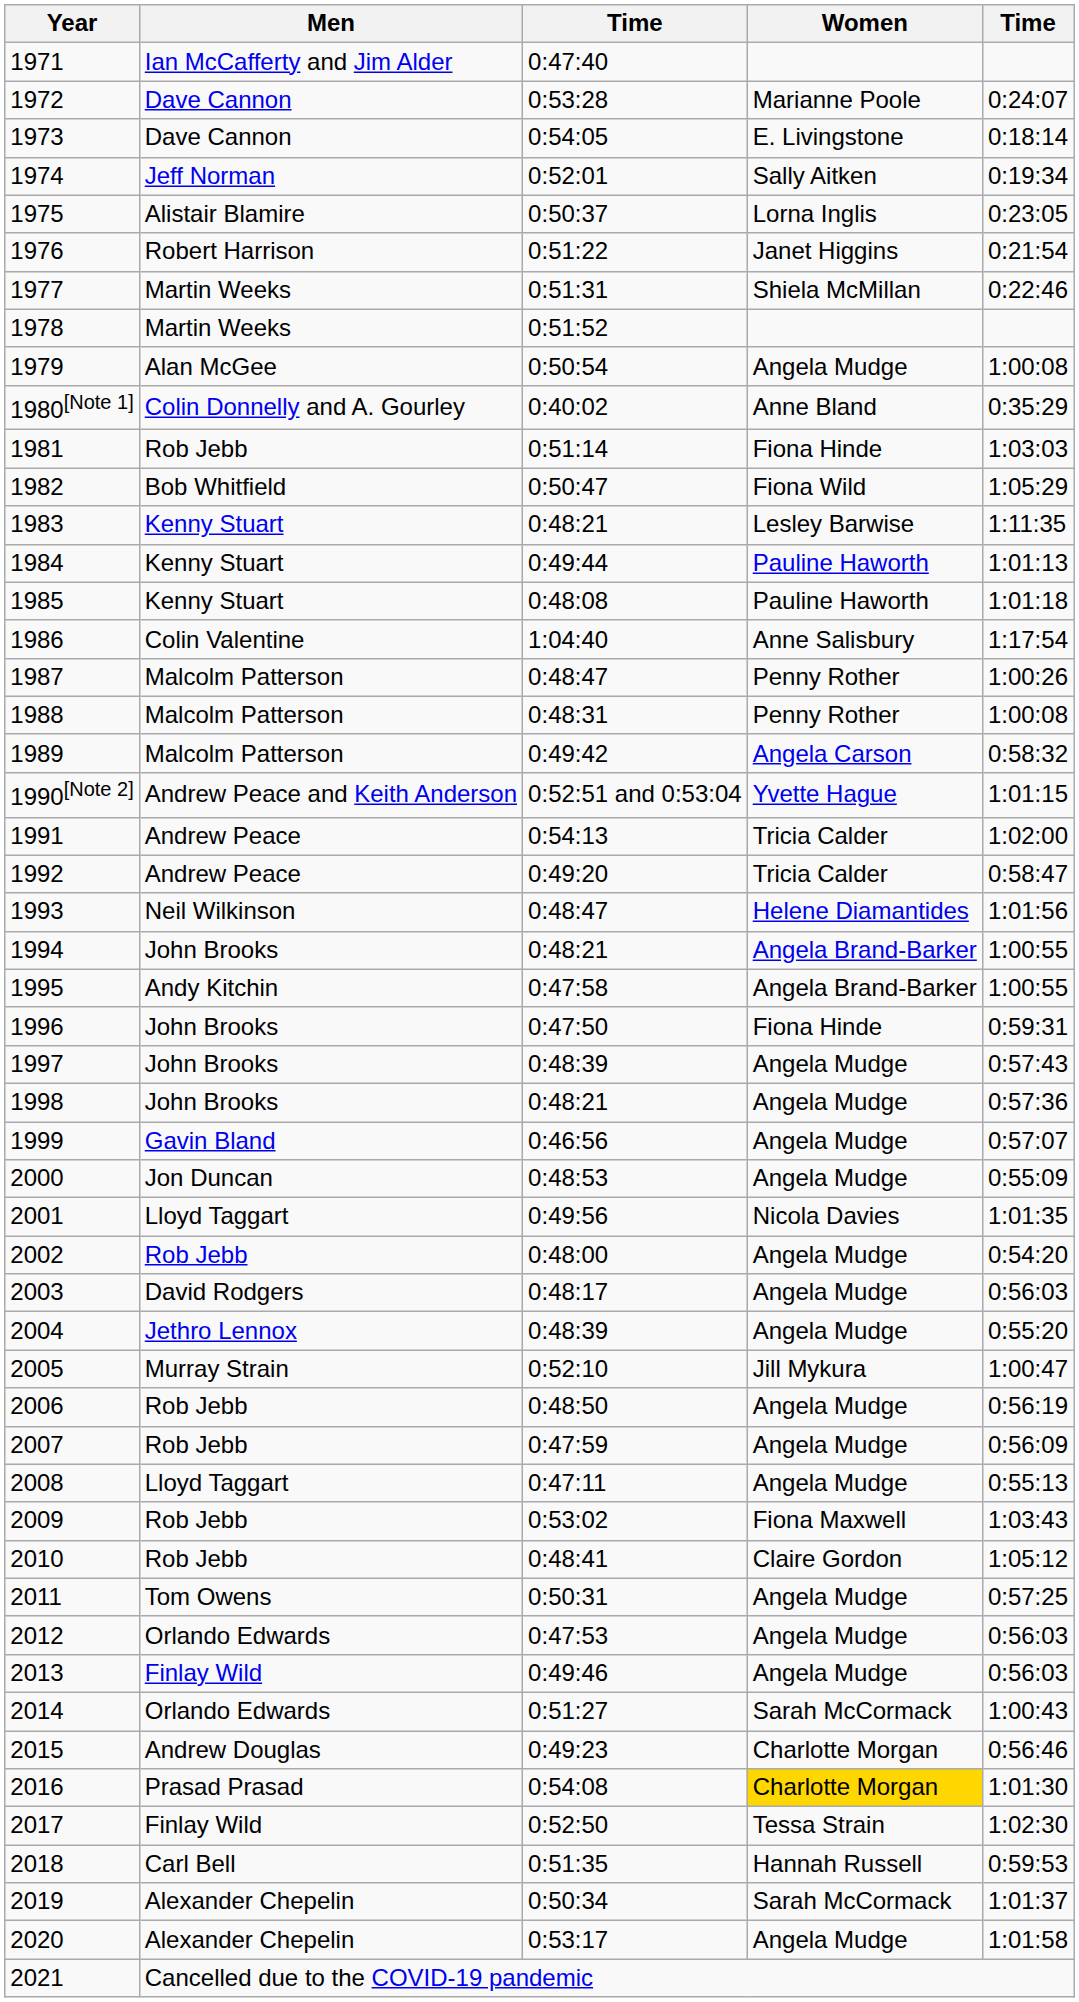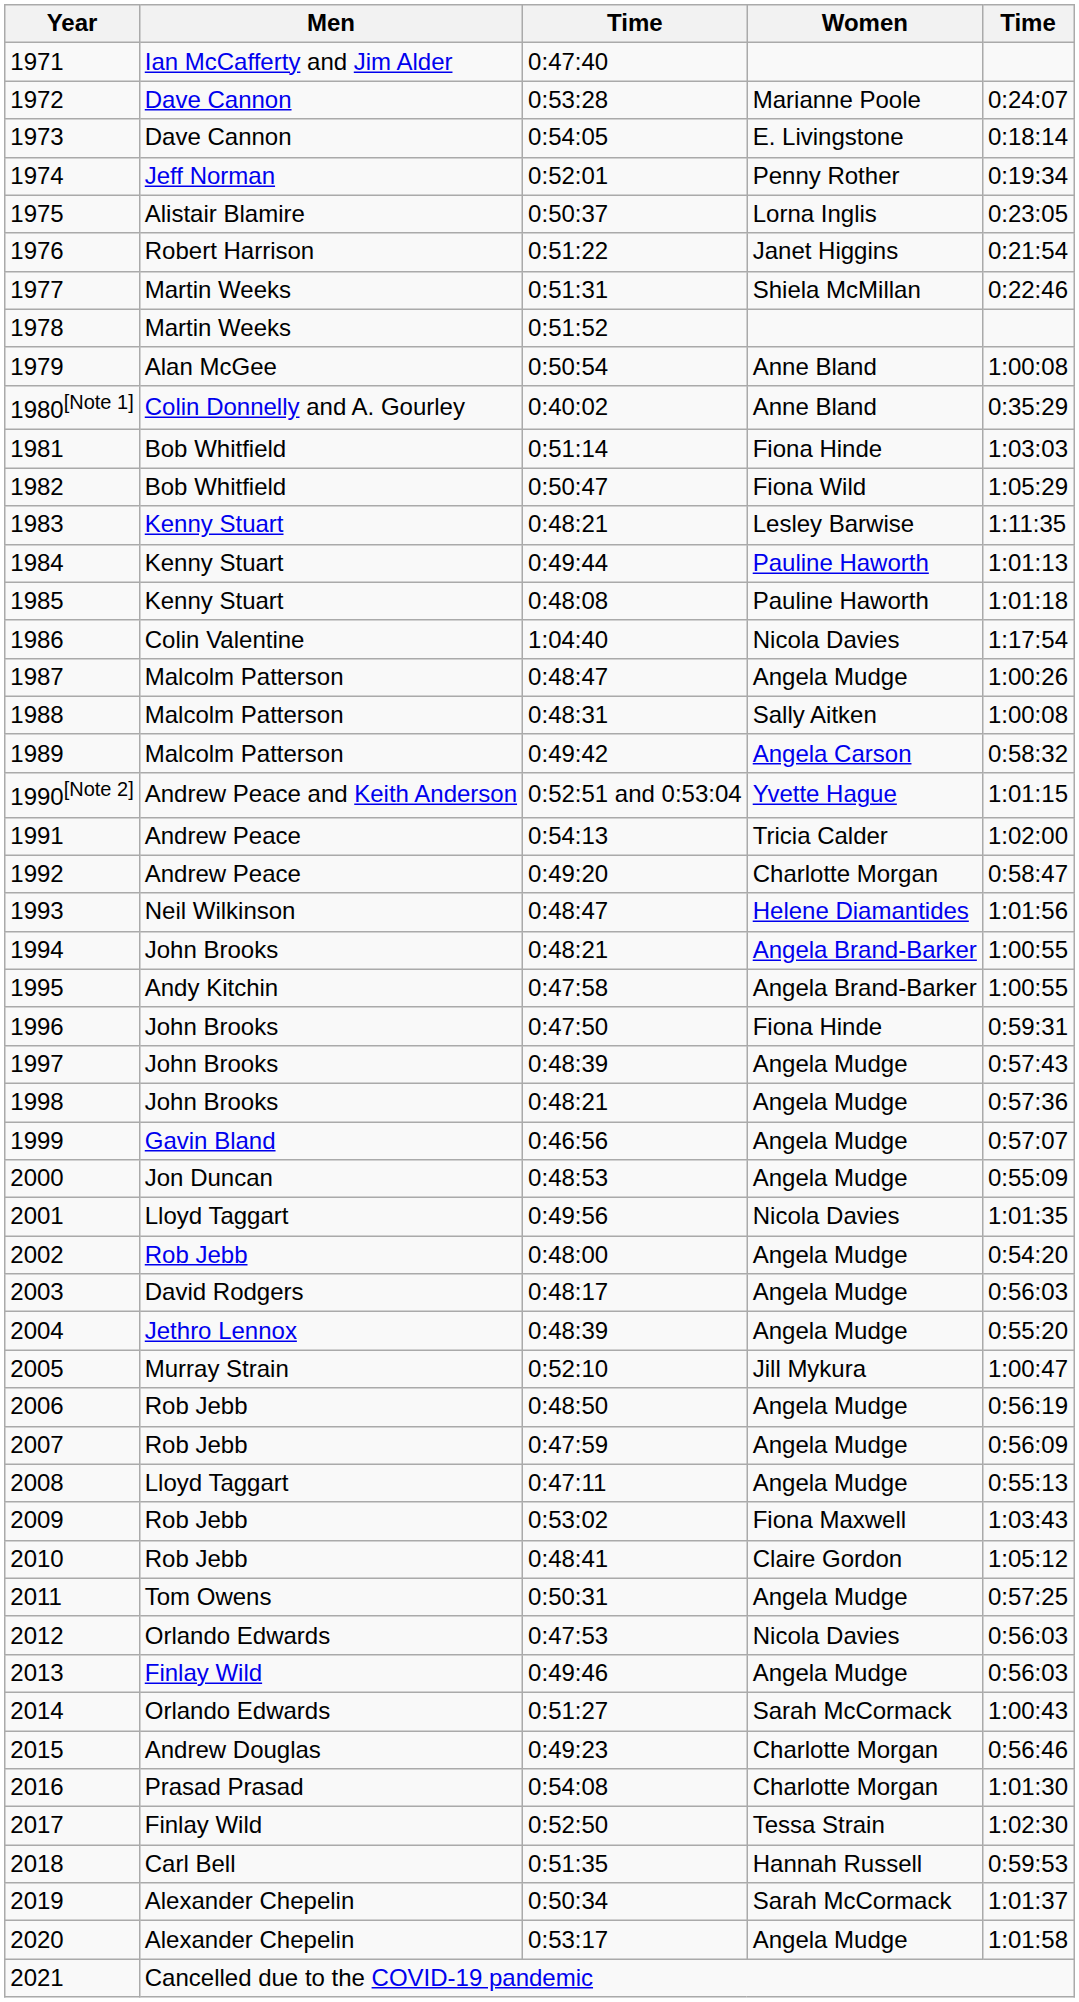(815, 175) Sally Aitken -> (826, 175) Penny Rother
(830, 366) Angela Mudge -> (815, 366) Anne Bland
(196, 448) Rob Jebb -> (215, 448) Bob Whitfield
(833, 639) Anne Salisbury -> (826, 639) Nicola Davies
(826, 677) Penny Rother -> (830, 677) Angela Mudge
(826, 715) Penny Rother -> (815, 715) Sally Aitken
(820, 873) Tricia Calder -> (845, 873) Charlotte Morgan
(830, 1635) Angela Mudge -> (826, 1635) Nicola Davies
(845, 1787) gold background -> (845, 1787) no background
